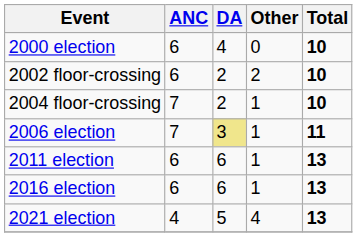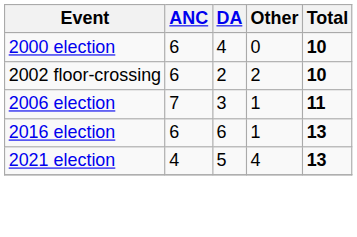- row: (85, 103)
(221, 132) khaki background -> (221, 103) no background
- row: (61, 160)
